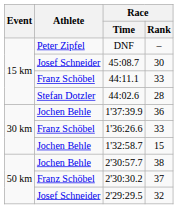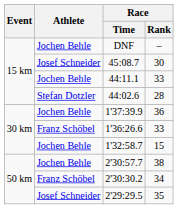(61, 46) Peter Zipfel -> (64, 46) Jochen Behle
(66, 79) Franz Schöbel -> (64, 79) Jochen Behle
(159, 179) 37 -> (159, 179) 34
(159, 196) 32 -> (159, 196) 35
